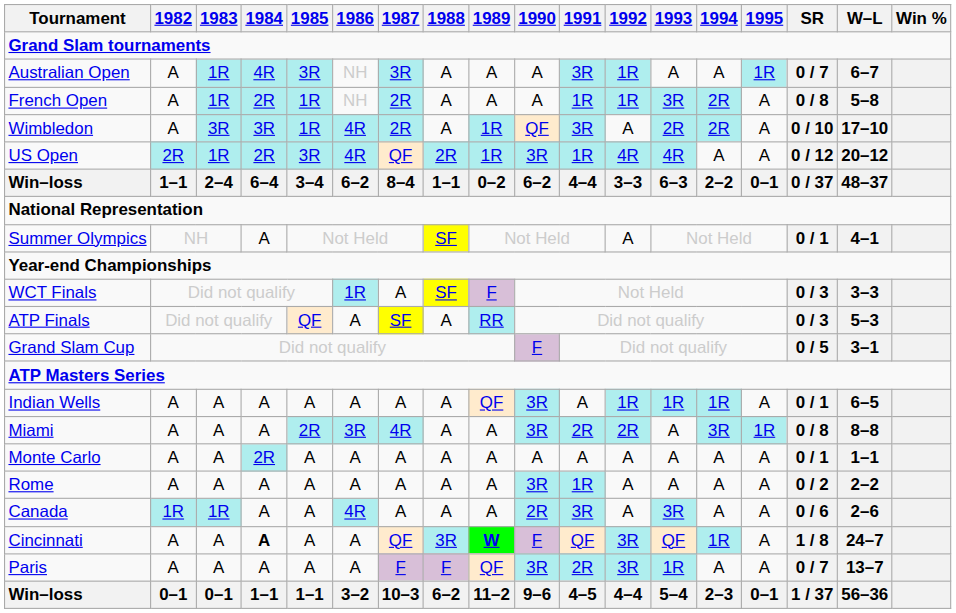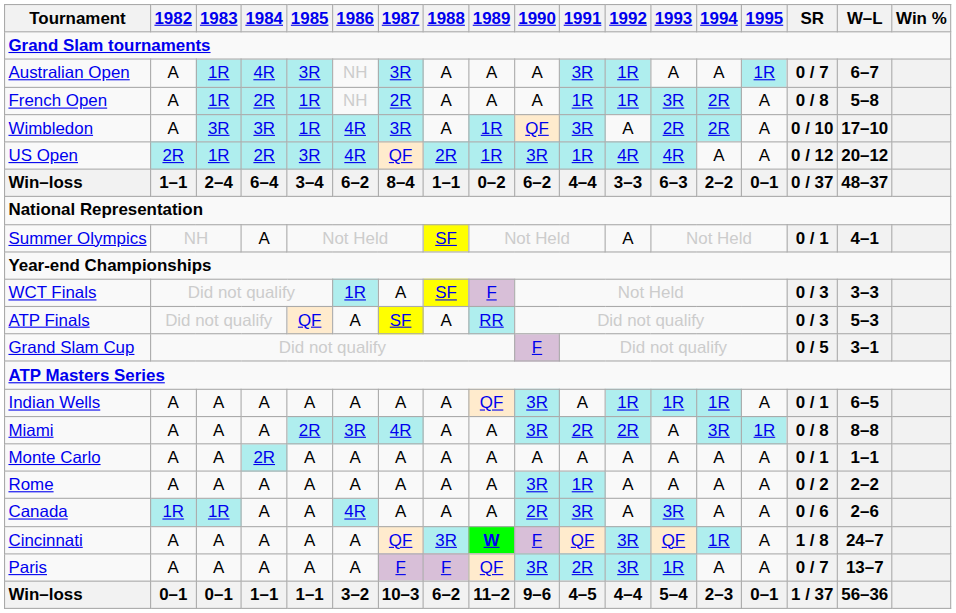(401, 127) 2R -> (401, 127) 3R
(264, 539) bold -> (264, 539) normal
